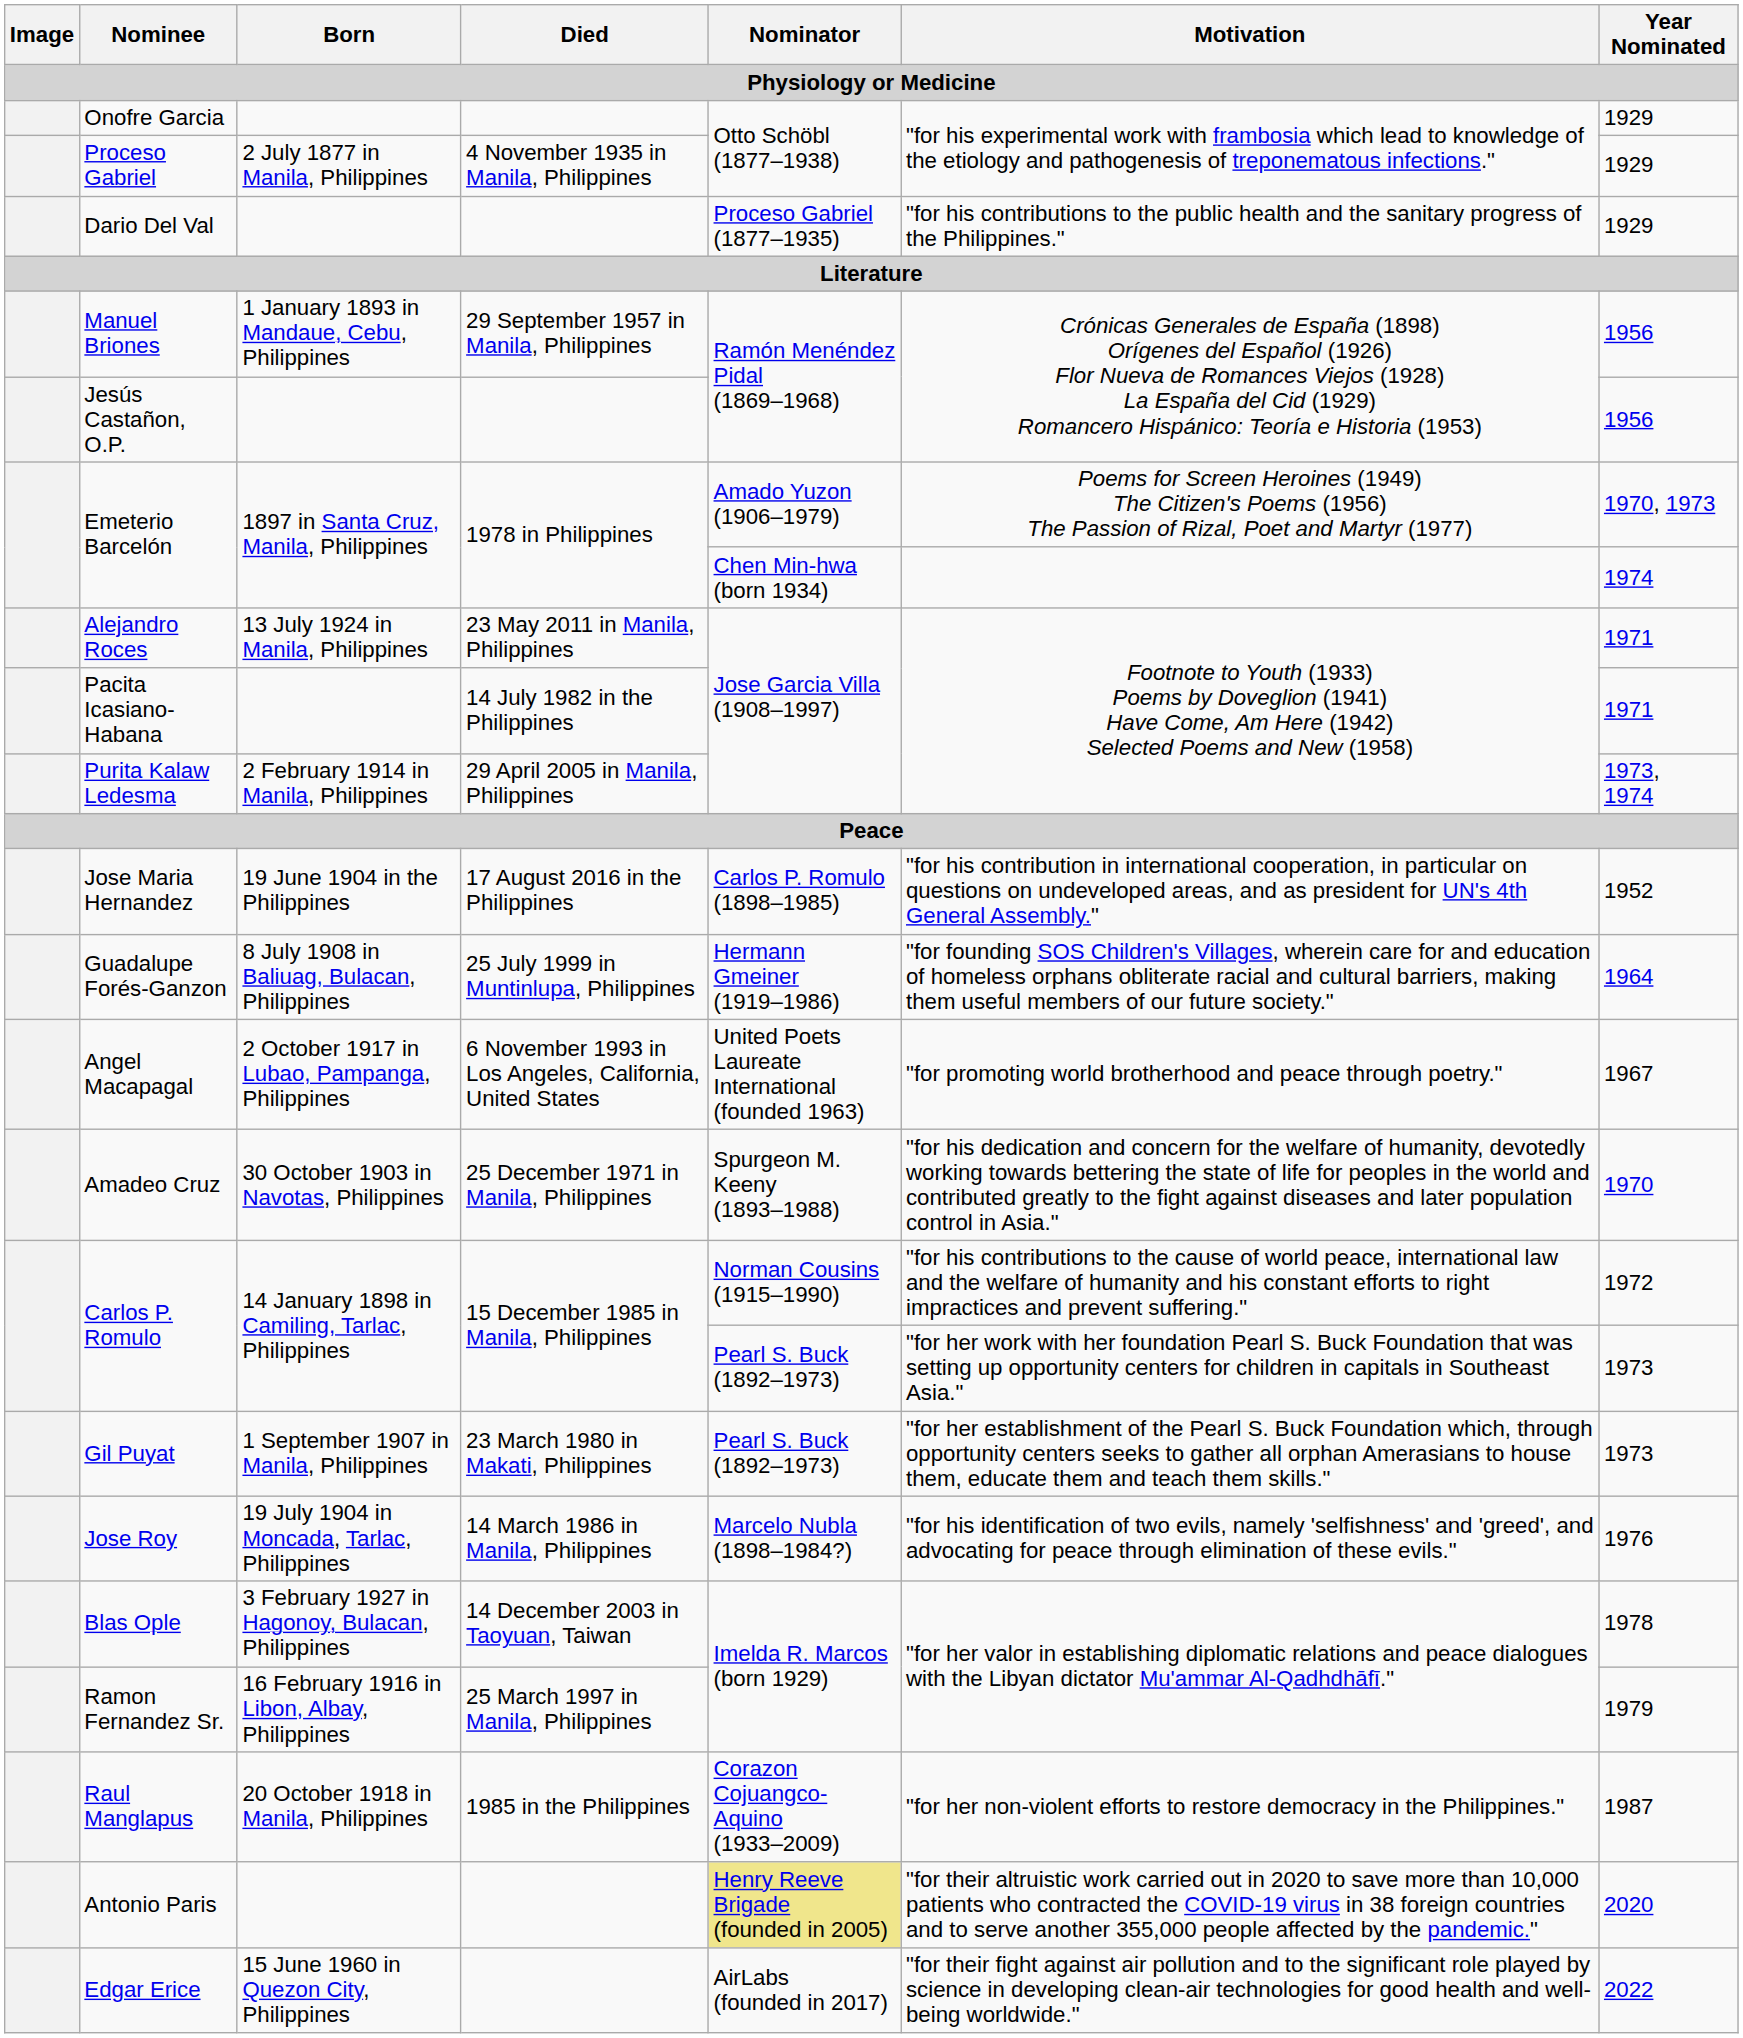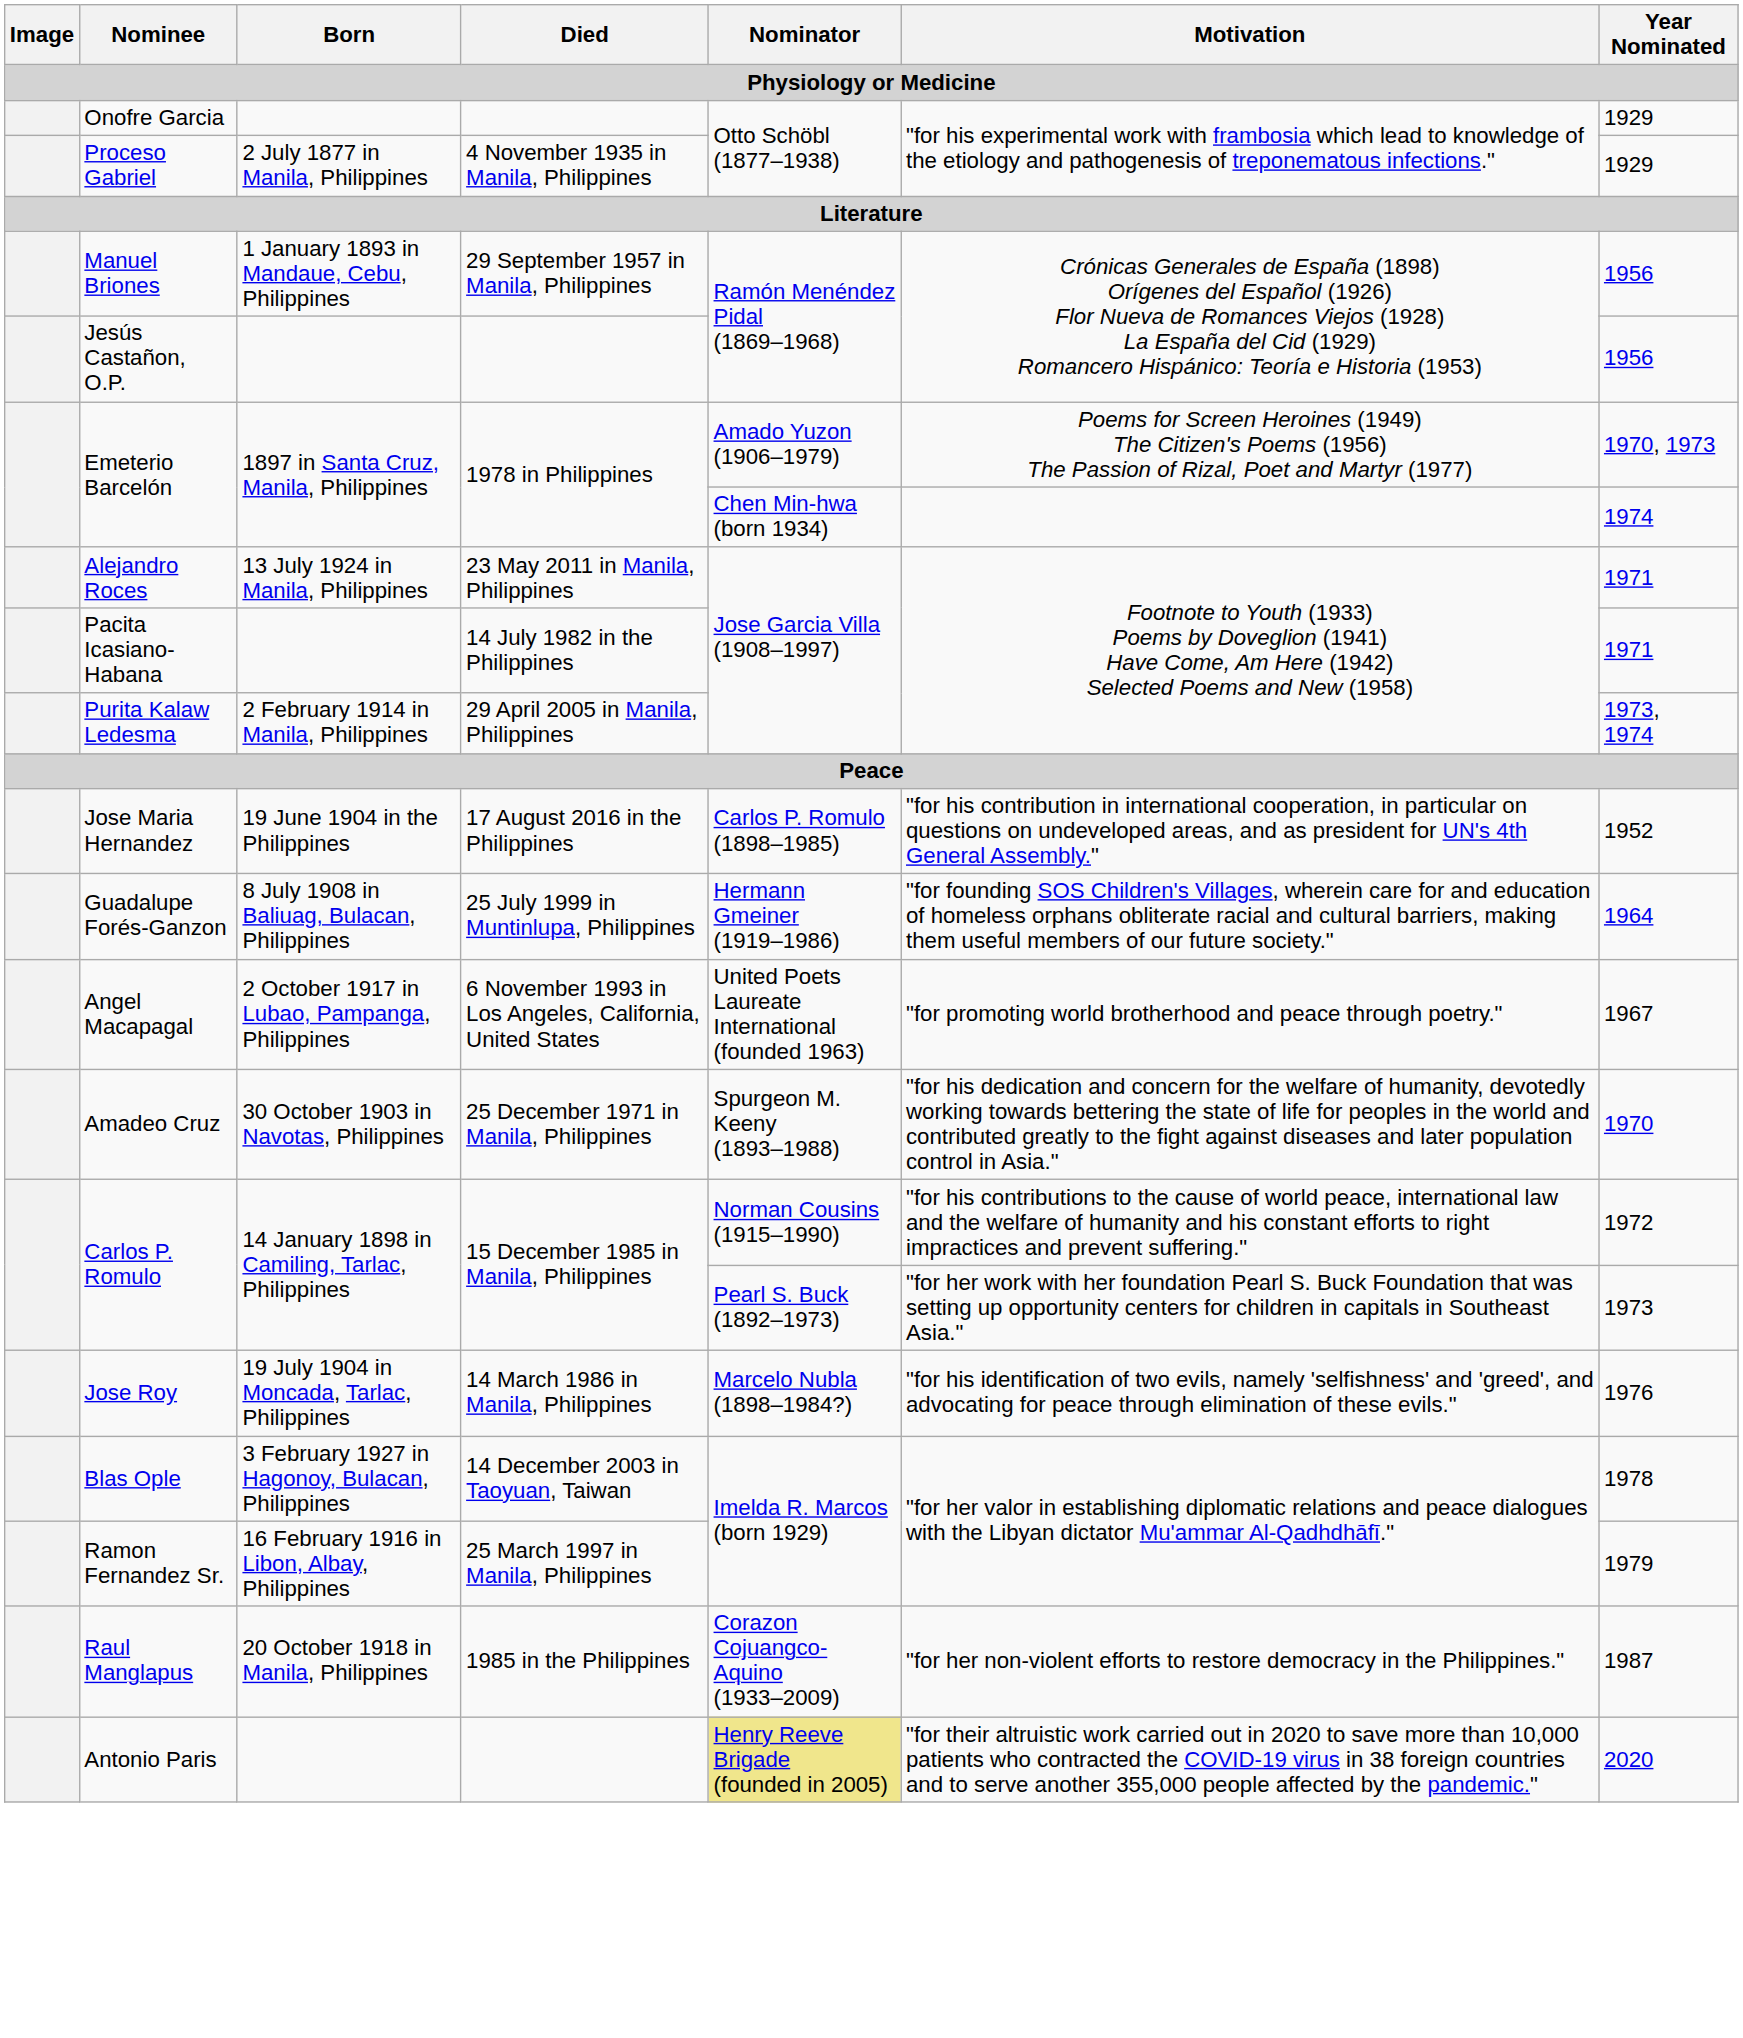- row: (149, 225)
- row: (129, 1453)
- row: (142, 1990)
